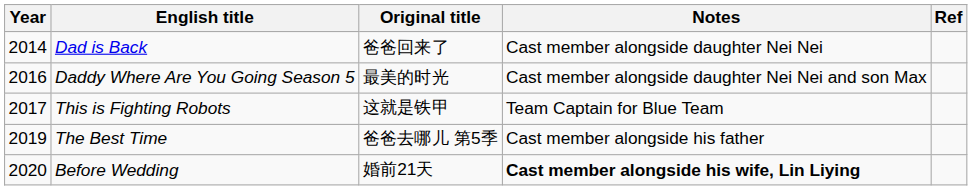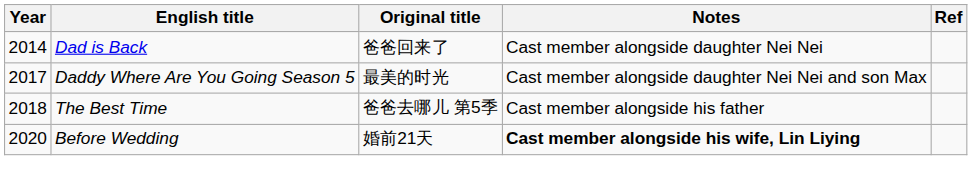(28, 77) 2016 -> (28, 77) 2017
- row: (143, 108)
(28, 139) 2019 -> (28, 108) 2018
